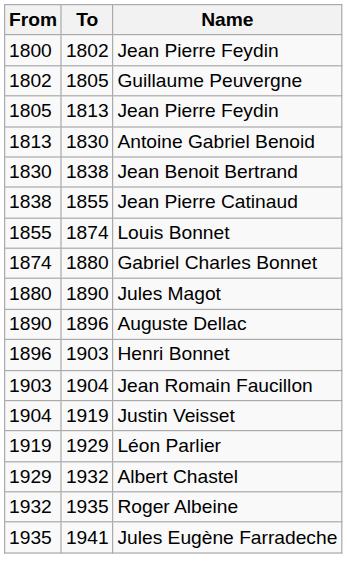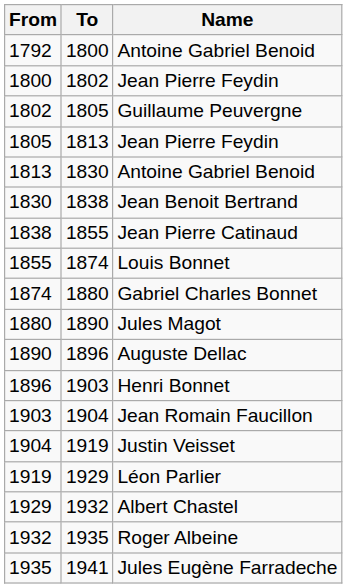+ row: (30, 50)
